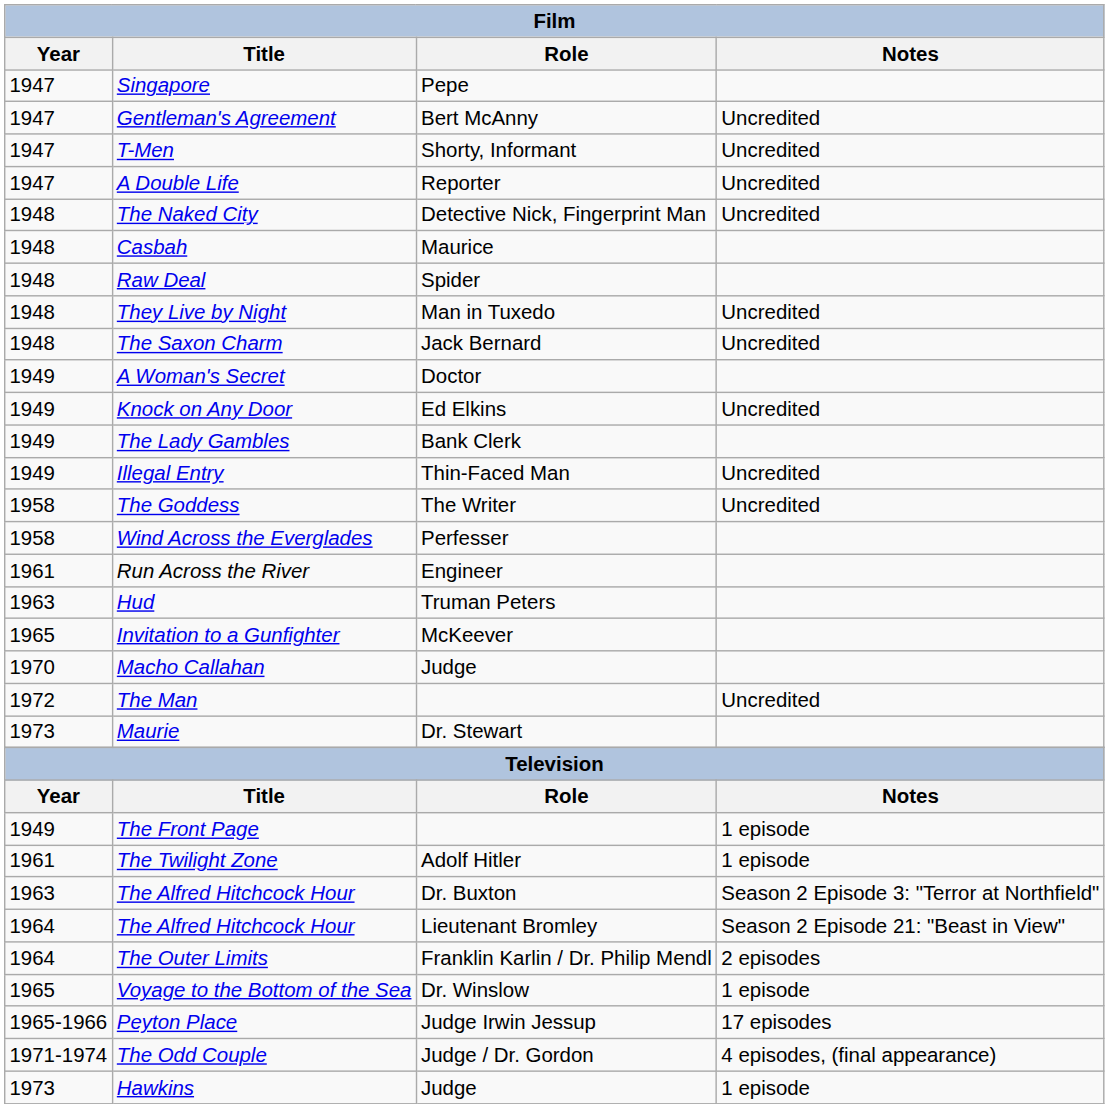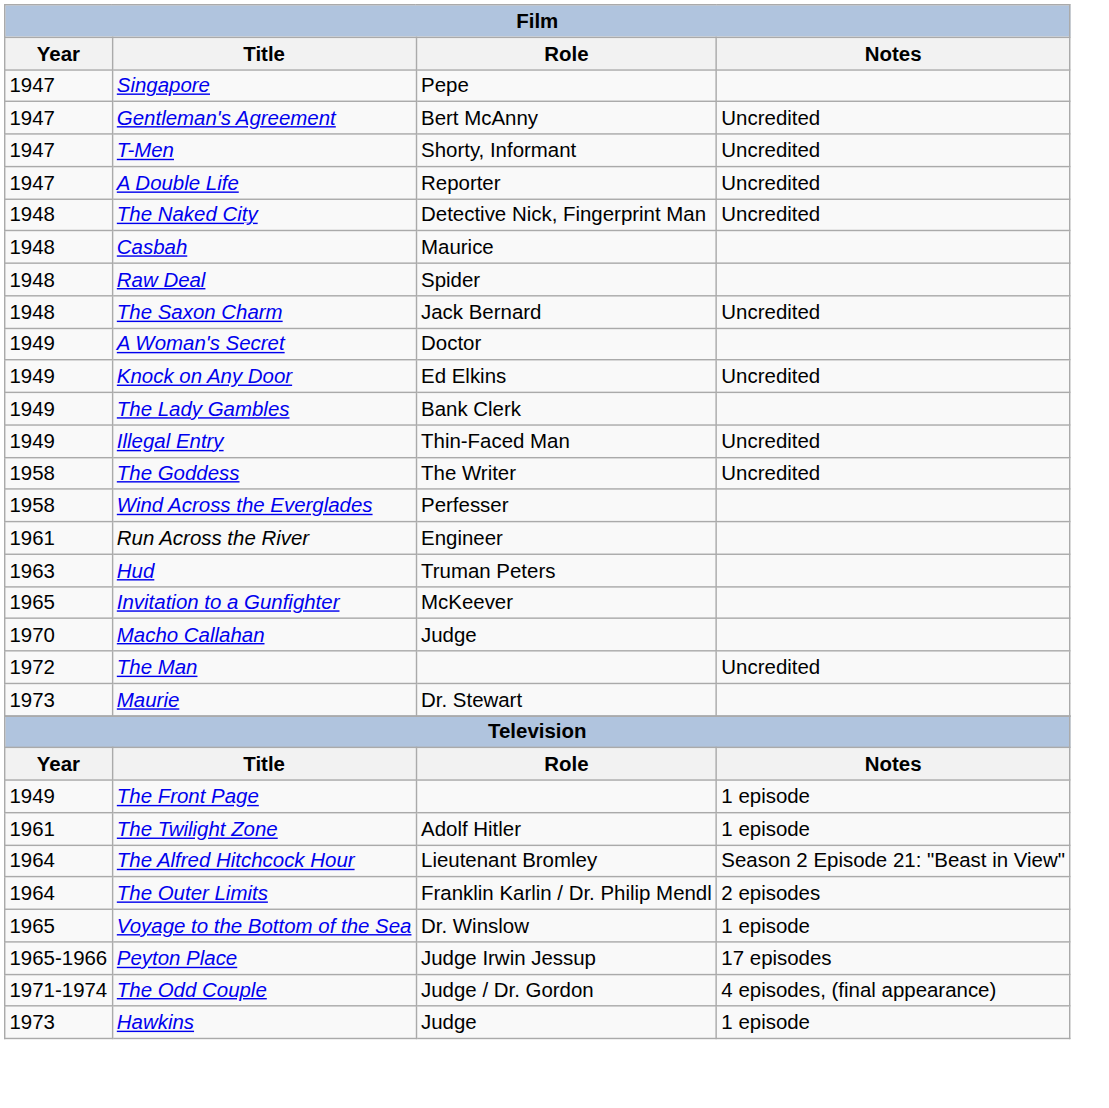- row: (201, 312)
- row: (236, 893)
